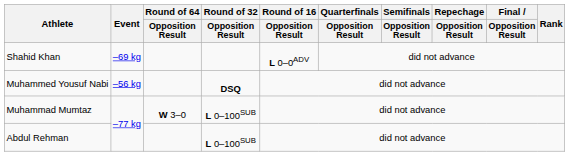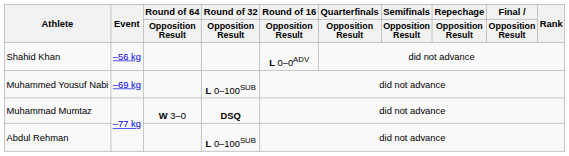(127, 57) –69 kg -> (127, 57) –56 kg
(127, 83) –56 kg -> (127, 85) –69 kg
(231, 89) DSQ -> (231, 90) L 0–100SUB
(231, 115) L 0–100SUB -> (231, 116) DSQ
